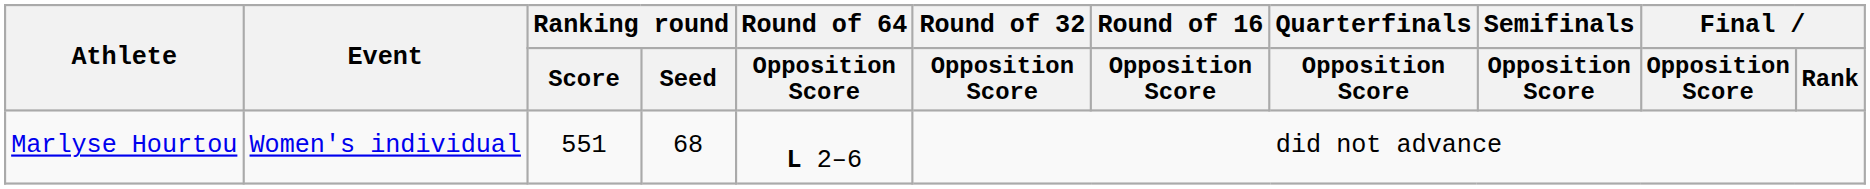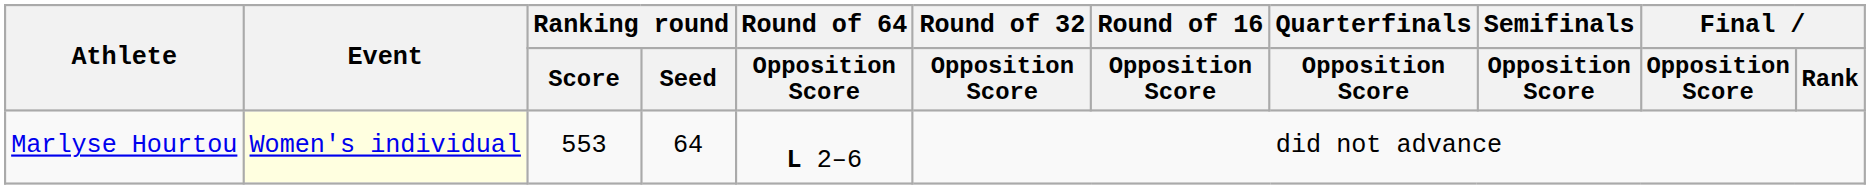(385, 146) no background -> (385, 146) lightyellow background
(584, 146) 551 -> (584, 146) 553
(688, 146) 68 -> (688, 146) 64
